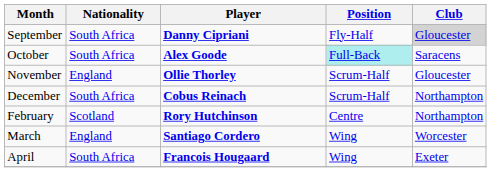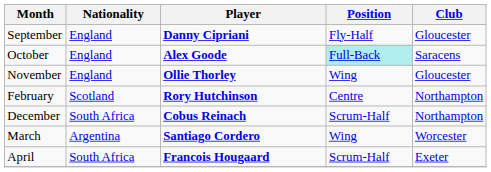(102, 34) South Africa -> (91, 34) England
(443, 34) lightgrey background -> (443, 34) no background
(102, 55) South Africa -> (91, 55) England
(359, 75) Scrum-Half -> (343, 75) Wing
rows swapped: (34, 95) <-> (30, 116)
(91, 136) England -> (95, 136) Argentina
(343, 156) Wing -> (359, 156) Scrum-Half
